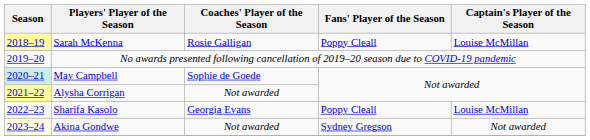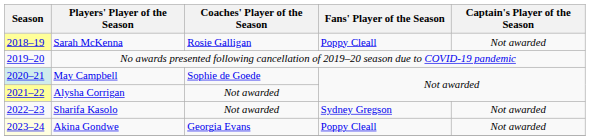(491, 42) Louise McMillan -> (518, 42) Not awarded
(219, 110) Georgia Evans -> (252, 110) Not awarded
(349, 110) Poppy Cleall -> (356, 110) Sydney Gregson
(491, 110) Louise McMillan -> (518, 110) Not awarded
(252, 127) Not awarded -> (219, 127) Georgia Evans
(356, 127) Sydney Gregson -> (349, 127) Poppy Cleall
